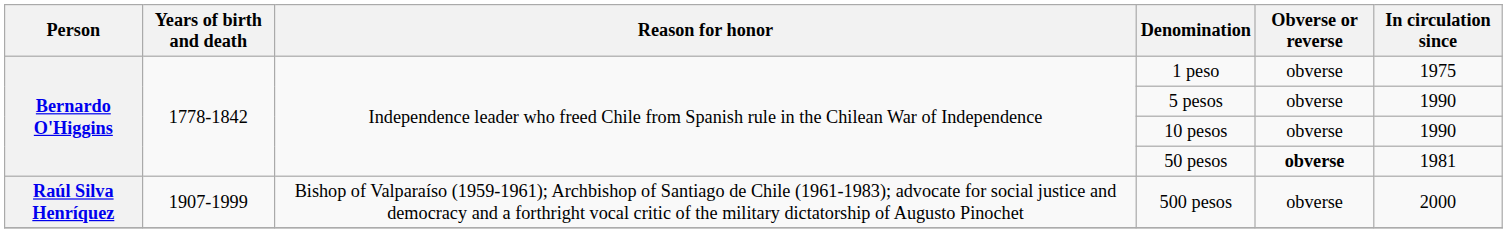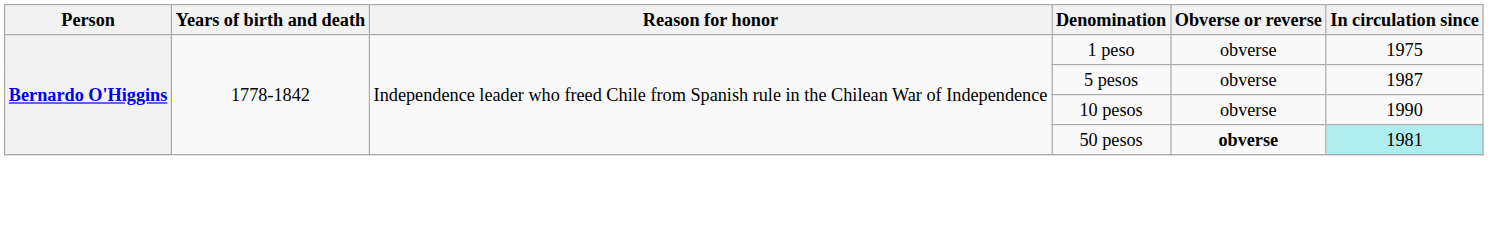(1438, 101) 1990 -> (1405, 79) 1987
(1438, 161) no background -> (1405, 140) paleturquoise background
- row: (1196, 202)
